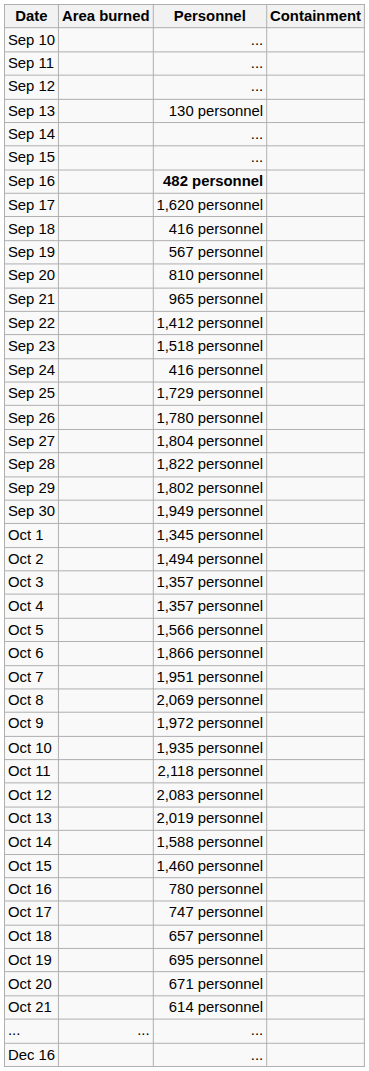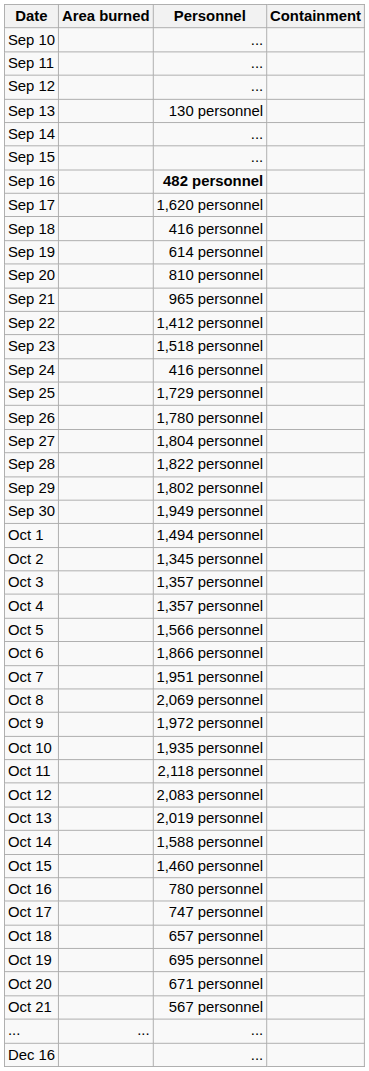(216, 252) 567 personnel -> (216, 252) 614 personnel
(210, 535) 1,345 personnel -> (210, 535) 1,494 personnel
(210, 559) 1,494 personnel -> (210, 559) 1,345 personnel
(216, 1007) 614 personnel -> (216, 1007) 567 personnel
